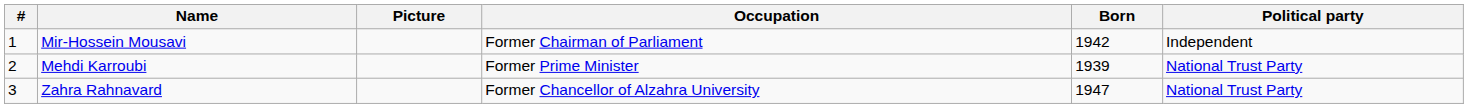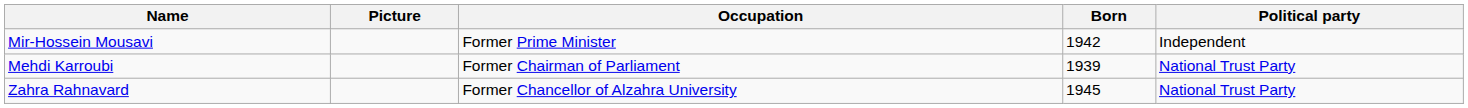- column: (21, 16)
(594, 41) Former Chairman of Parliament -> (539, 41) Former Prime Minister
(562, 66) Former Prime Minister -> (571, 66) Former Chairman of Parliament
(1092, 90) 1947 -> (1083, 90) 1945
